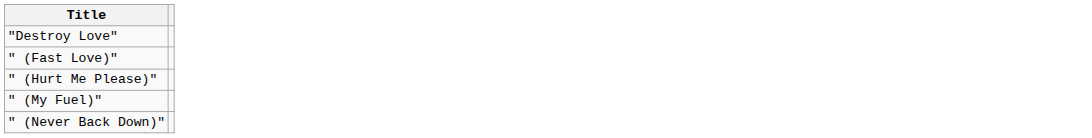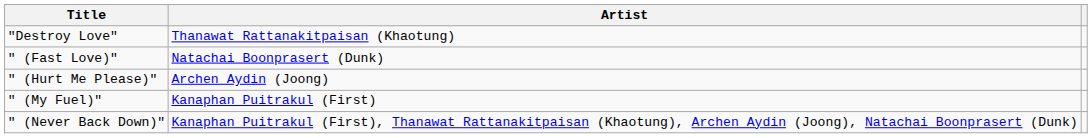+ column: (625, 15)
